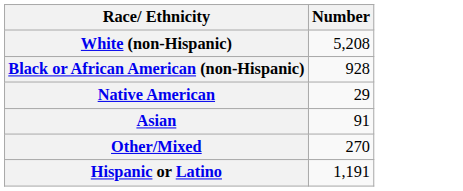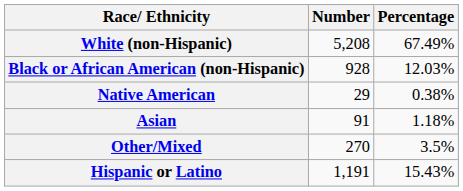+ column: (416, 17)
